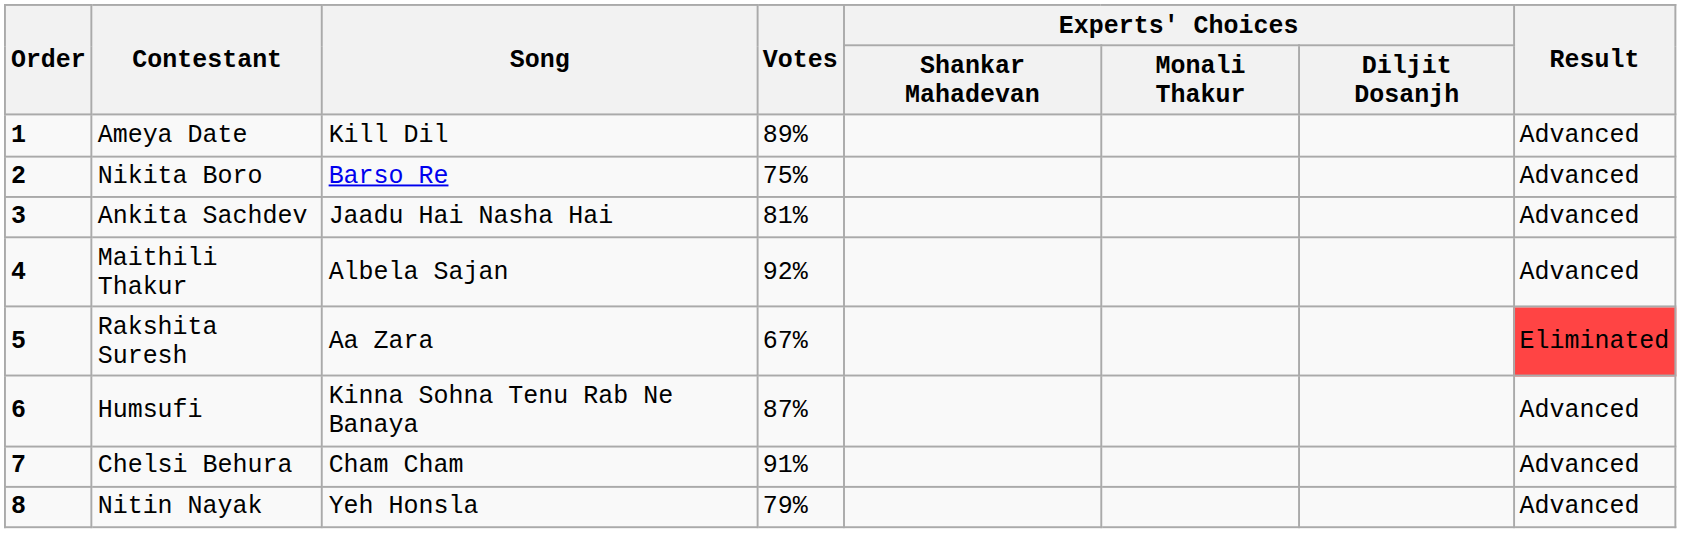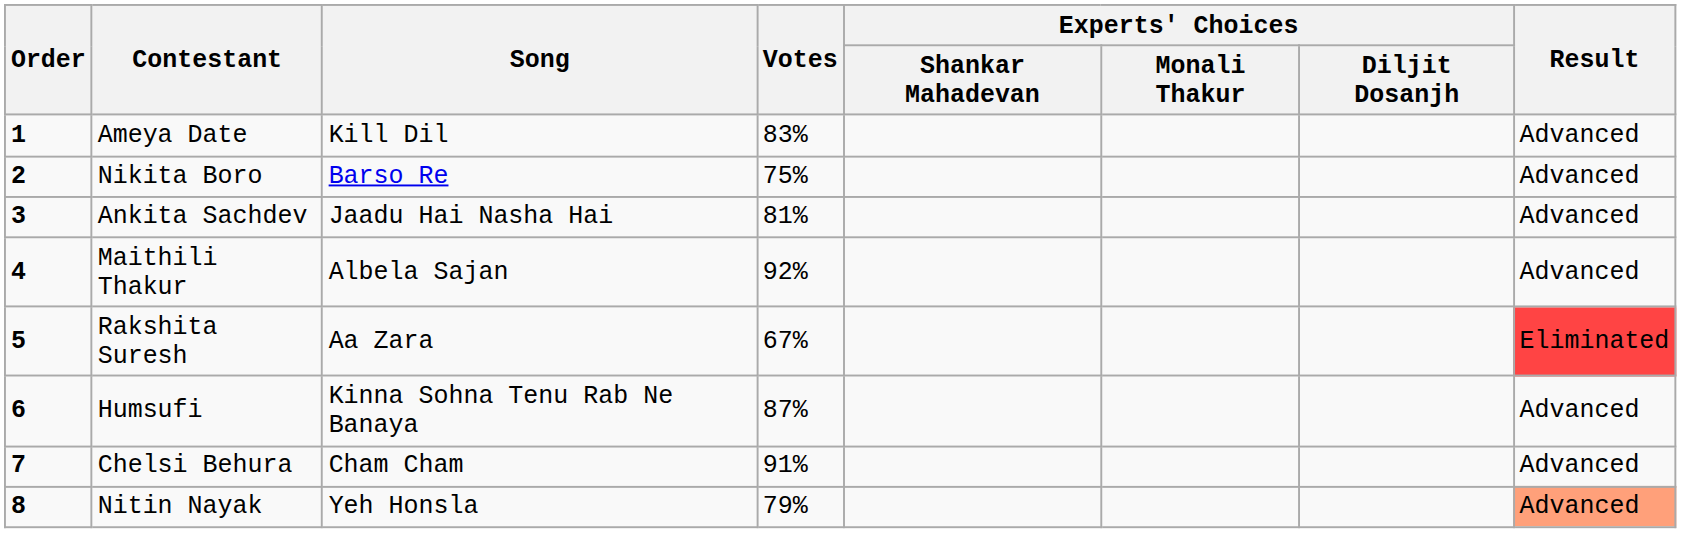(785, 135) 89% -> (785, 135) 83%
(1579, 507) no background -> (1579, 507) lightsalmon background
